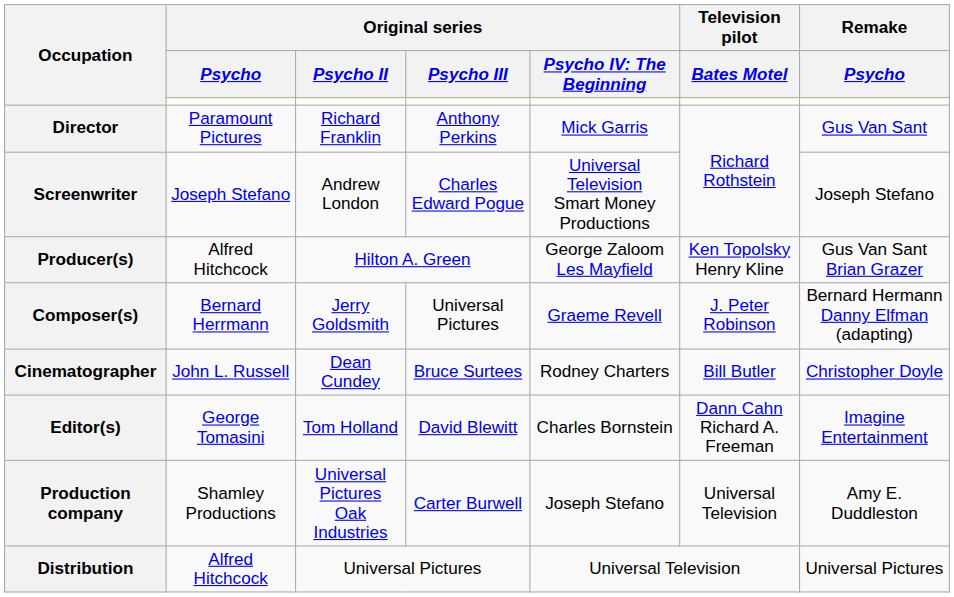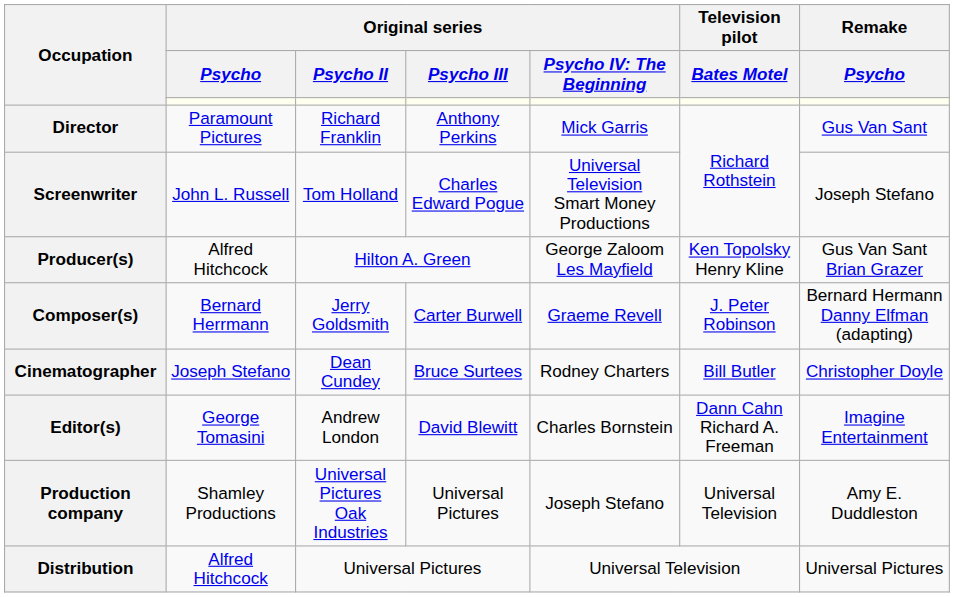(231, 194) Joseph Stefano -> (231, 194) John L. Russell
(350, 194) Andrew London -> (350, 194) Tom Holland
(468, 315) Universal Pictures -> (468, 315) Carter Burwell
(231, 371) John L. Russell -> (231, 371) Joseph Stefano
(350, 427) Tom Holland -> (350, 427) Andrew London
(468, 503) Carter Burwell -> (468, 503) Universal Pictures
